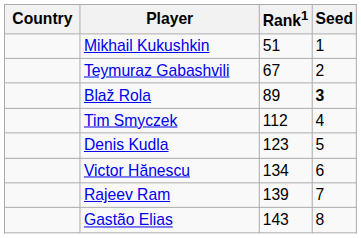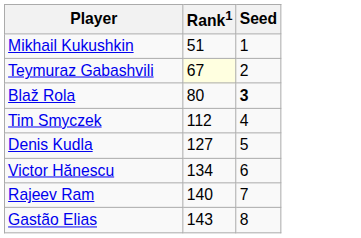- column: (42, 19)
(271, 70) no background -> (196, 70) lightyellow background
(271, 95) 89 -> (196, 95) 80
(276, 145) 123 -> (200, 145) 127
(276, 195) 139 -> (200, 195) 140
